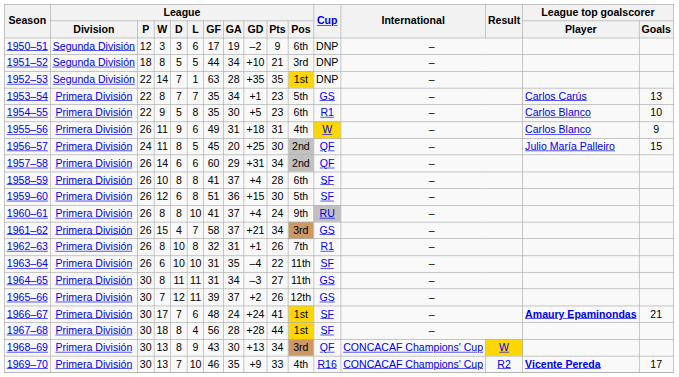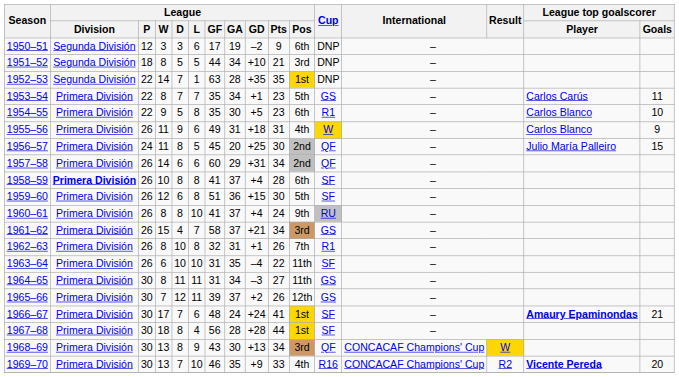(656, 96) 13 -> (657, 96) 11
(94, 180) normal -> (94, 180) bold
(656, 364) 17 -> (657, 364) 20
